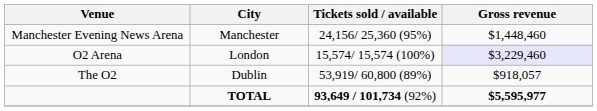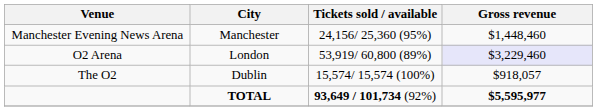(375, 55) 15,574/ 15,574 (100%) -> (375, 55) 53,919/ 60,800 (89%)
(375, 75) 53,919/ 60,800 (89%) -> (375, 75) 15,574/ 15,574 (100%)
